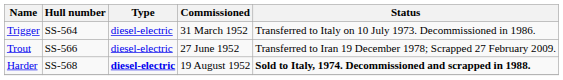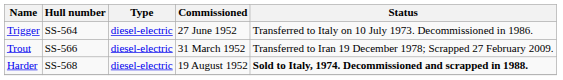(214, 30) 31 March 1952 -> (207, 30) 27 June 1952
(210, 48) 27 June 1952 -> (212, 48) 31 March 1952
(143, 65) bold -> (142, 65) normal
